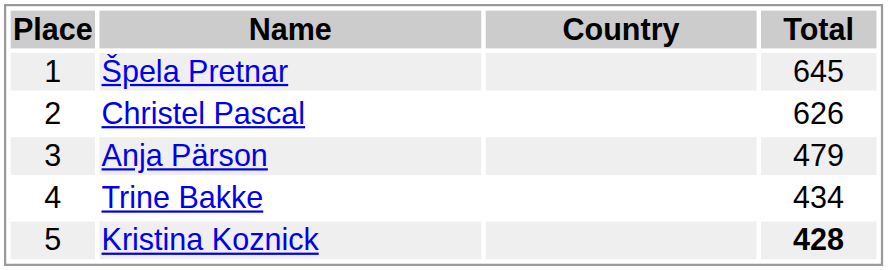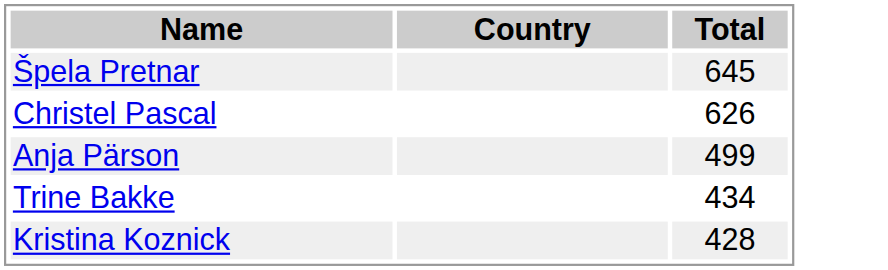- column: (53, 30)
(819, 156) 479 -> (730, 156) 499
(819, 240) bold -> (730, 240) normal
